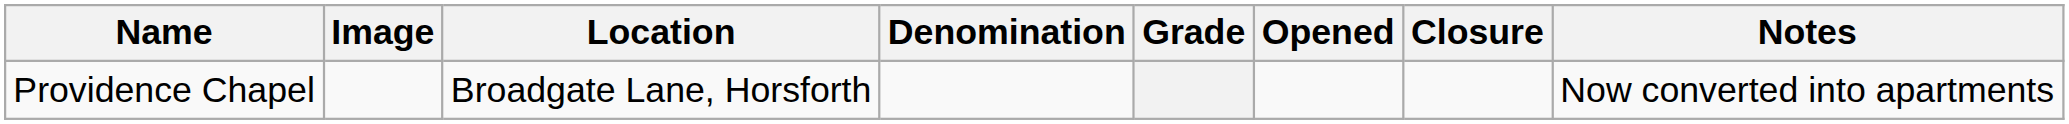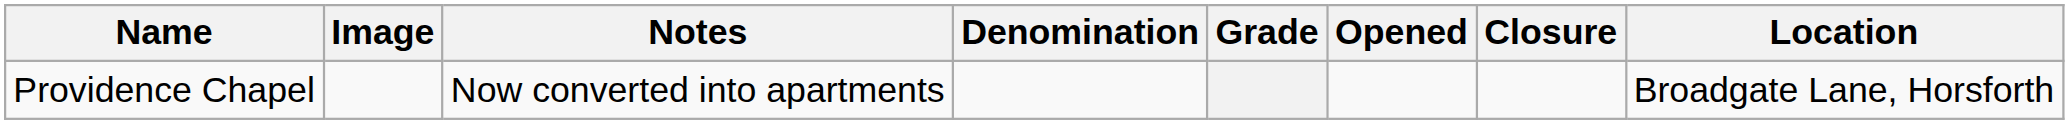columns swapped: (661, 32) <-> (1807, 32)
